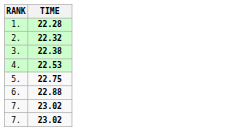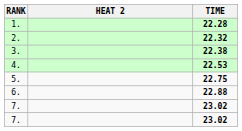+ column: (110, 11)
